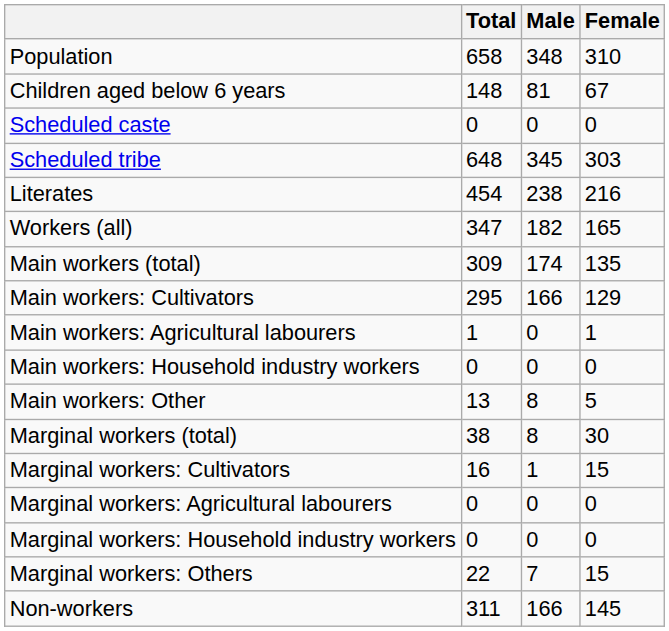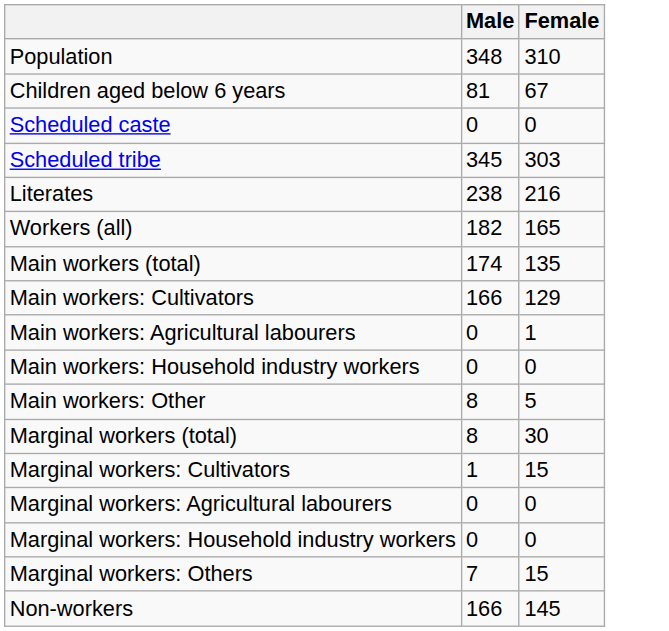- column: (491, 21)
